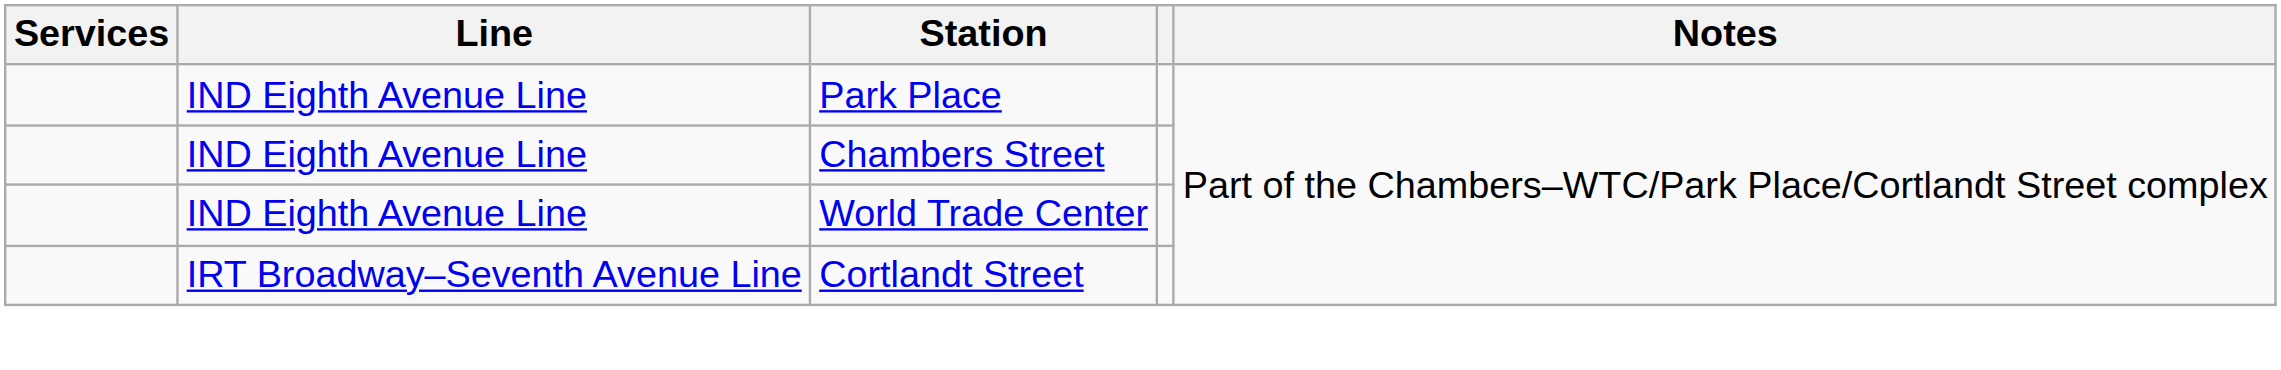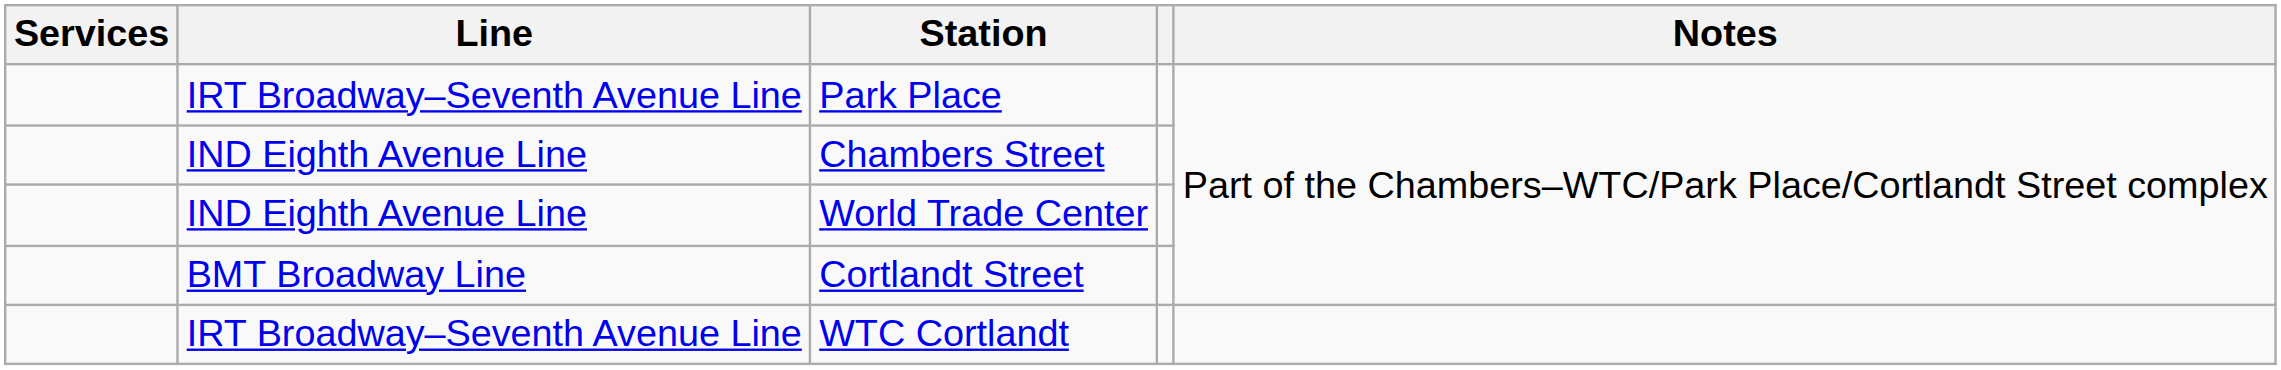(387, 94) IND Eighth Avenue Line -> (494, 94) IRT Broadway–Seventh Avenue Line
(494, 273) IRT Broadway–Seventh Avenue Line -> (356, 273) BMT Broadway Line
+ row: (944, 333)
